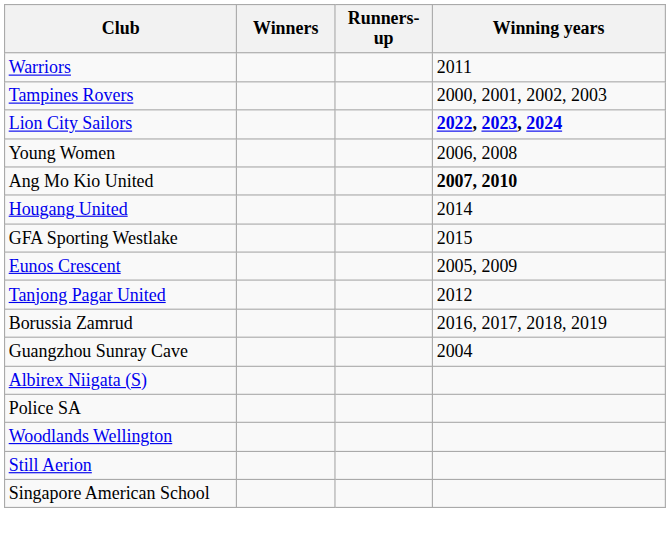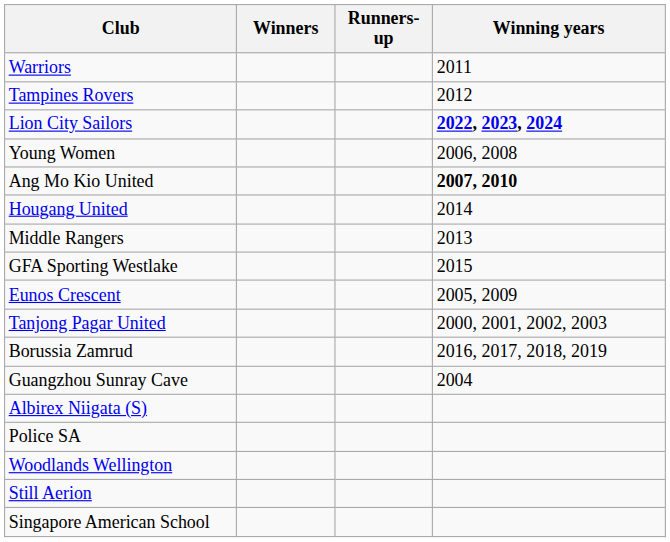(522, 95) 2000, 2001, 2002, 2003 -> (455, 95) 2012
+ row: (66, 237)
(455, 294) 2012 -> (522, 323) 2000, 2001, 2002, 2003
